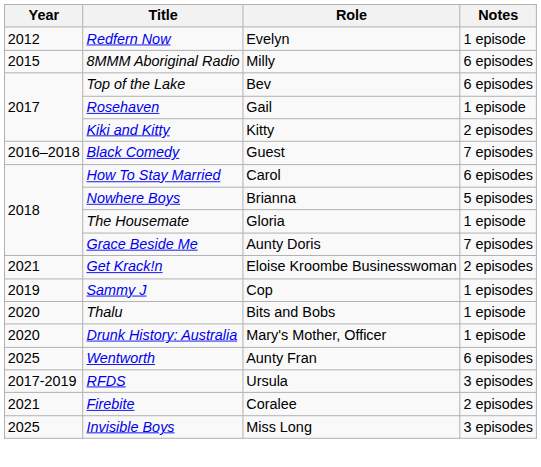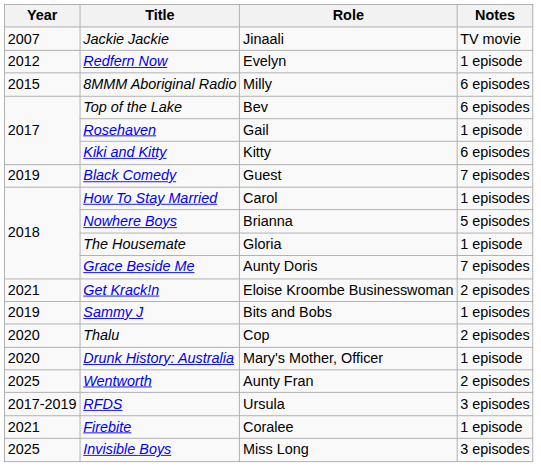+ row: (126, 38)
(498, 130) 2 episodes -> (495, 152) 6 episodes
(44, 152) 2016–2018 -> (24, 175) 2019
(498, 175) 6 episodes -> (495, 198) 1 episodes
(259, 289) Cop -> (287, 312) Bits and Bobs
(291, 312) Bits and Bobs -> (256, 335) Cop
(495, 312) 1 episode -> (495, 335) 2 episodes
(498, 358) 6 episodes -> (495, 381) 2 episodes
(498, 404) 2 episodes -> (491, 426) 1 episode
